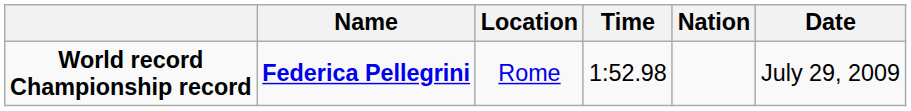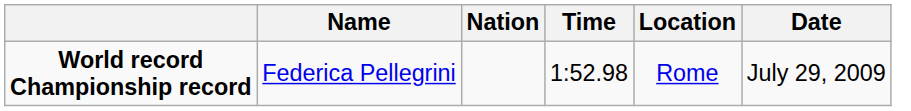columns swapped: (714, 23) <-> (529, 23)
(366, 73) bold -> (359, 73) normal
